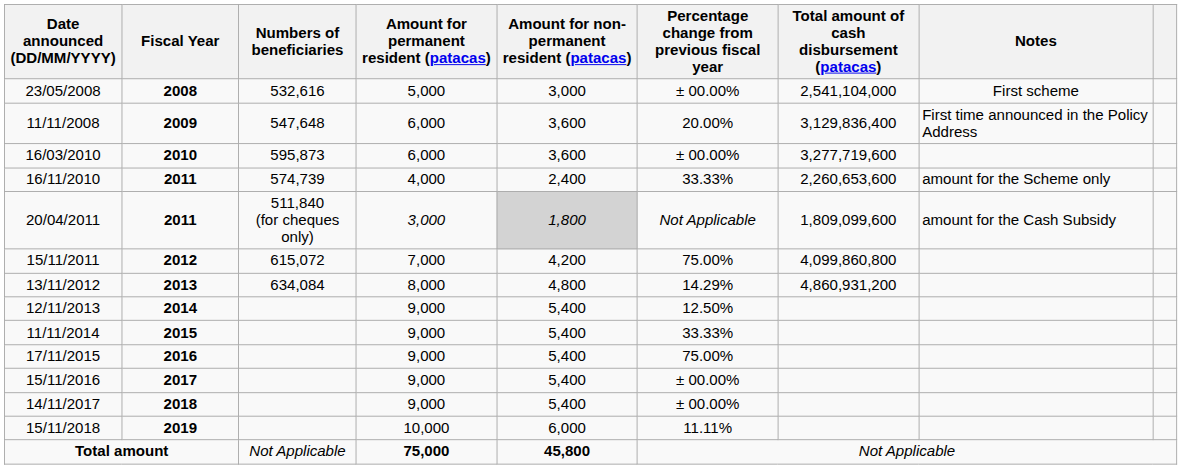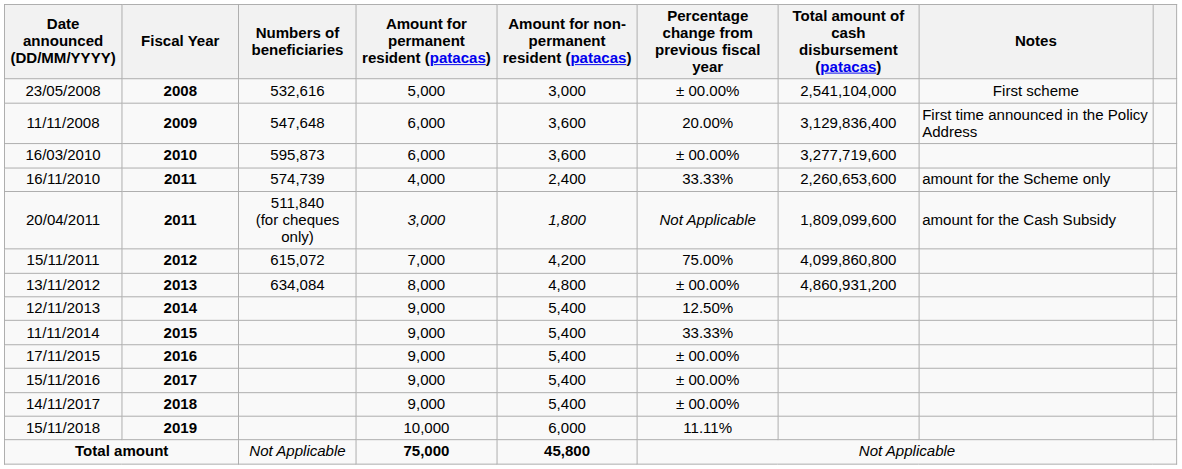(567, 220) lightgrey background -> (567, 220) no background
(708, 284) 14.29% -> (708, 284) ± 00.00%
(708, 356) 75.00% -> (708, 356) ± 00.00%
